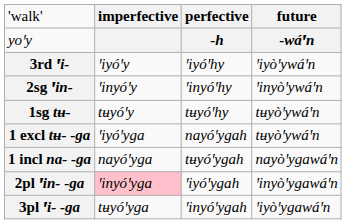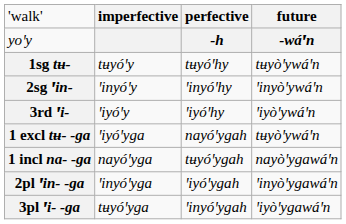rows swapped: (50, 111) <-> (50, 64)
(125, 183) pink background -> (125, 183) no background
